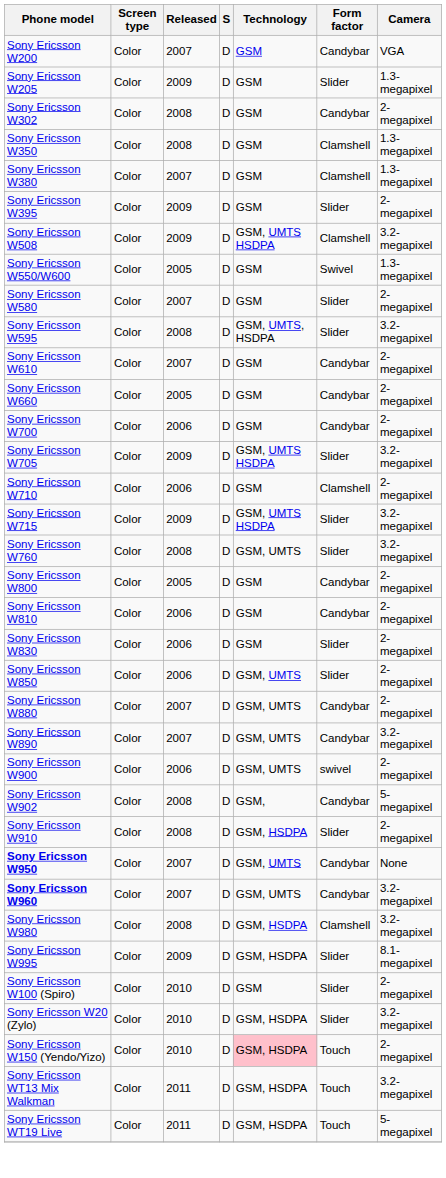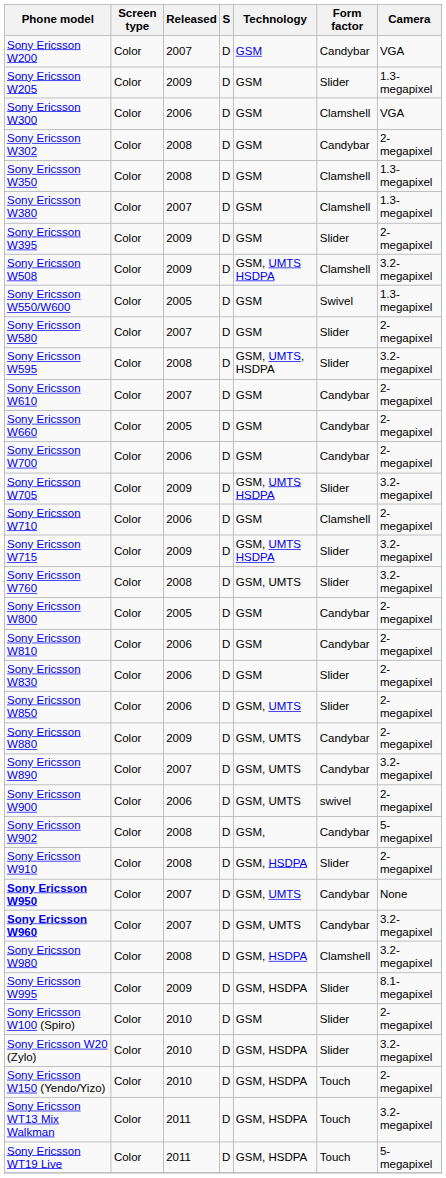+ row: (44, 113)
(179, 707) 2007 -> (179, 738) 2009
(271, 1050) pink background -> (271, 1081) no background
